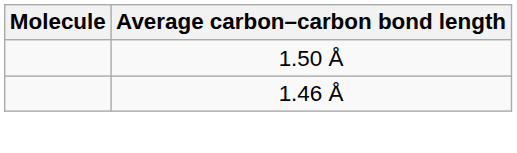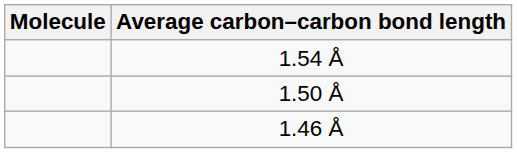+ row: (311, 57)
